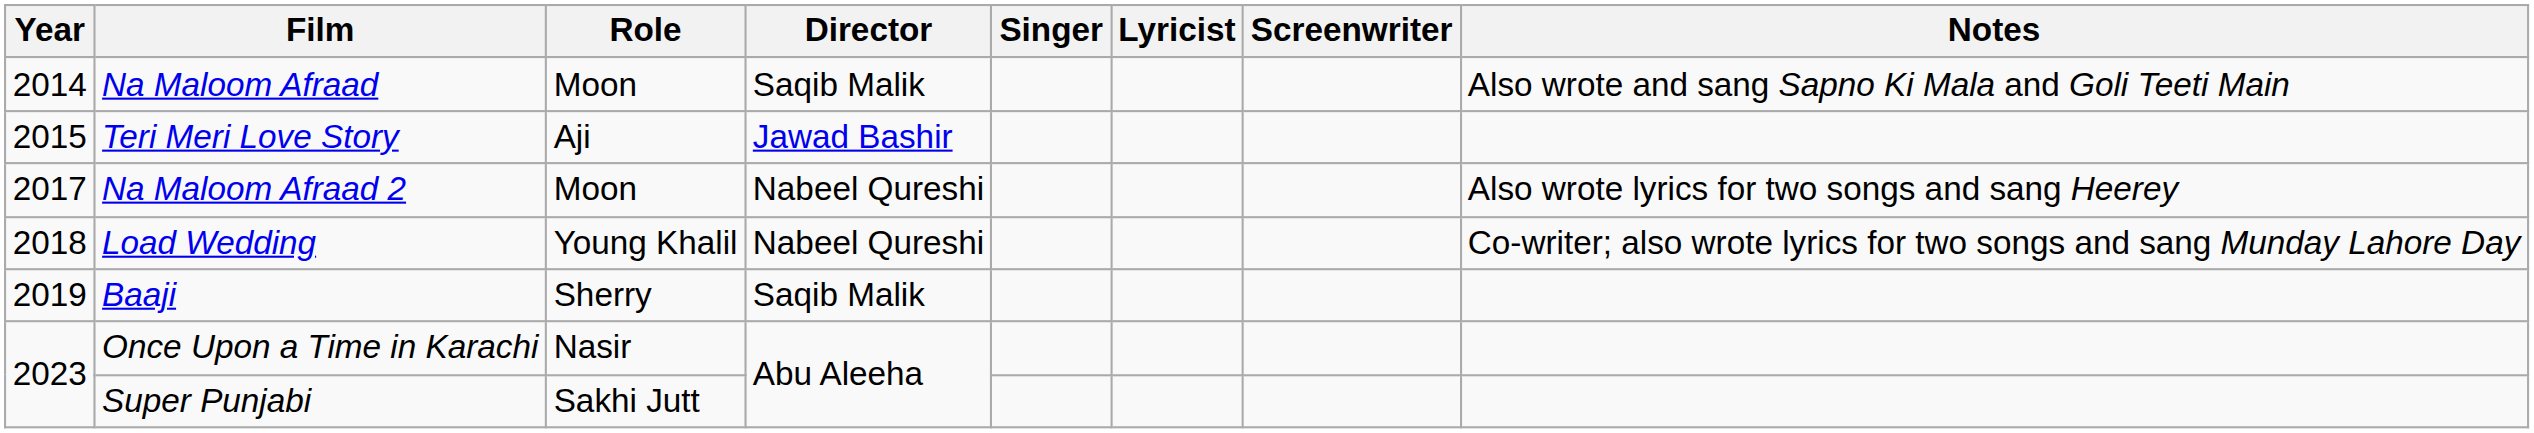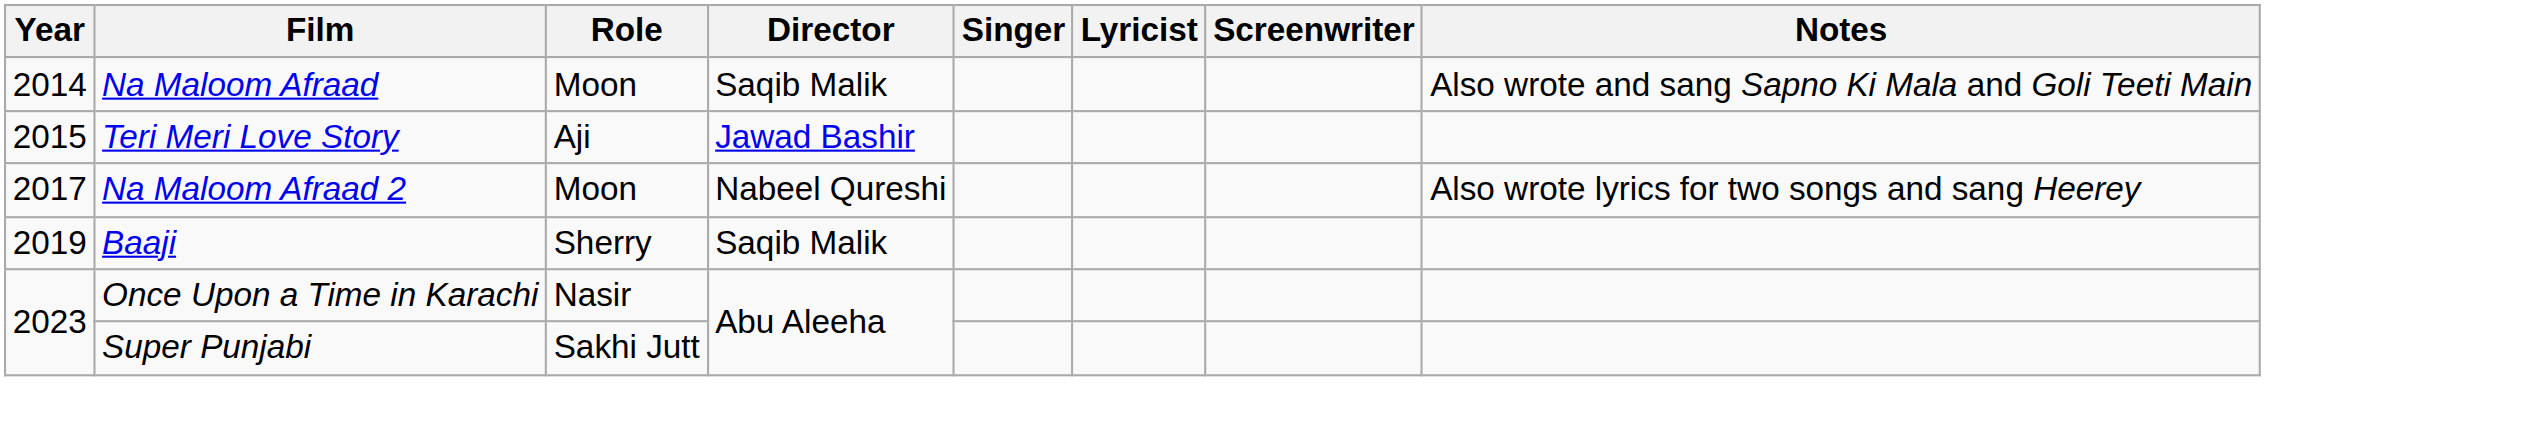- row: (209, 242)
